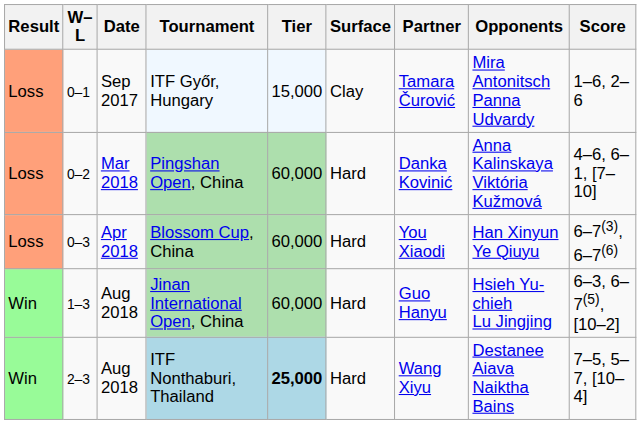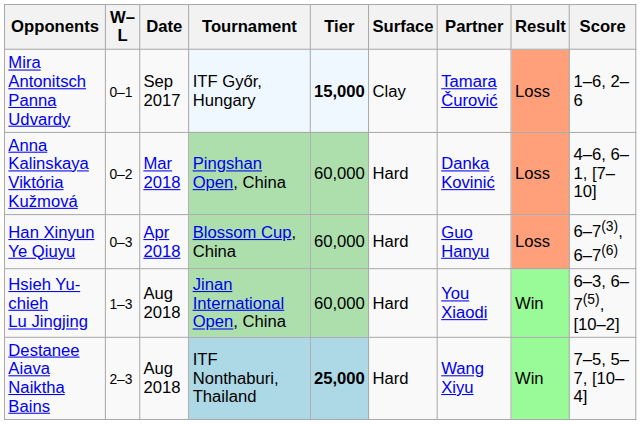columns swapped: (34, 27) <-> (519, 27)
(297, 90) normal -> (339, 90) bold
(422, 241) You Xiaodi -> (465, 241) Guo Hanyu
(423, 302) Guo Hanyu -> (464, 302) You Xiaodi
